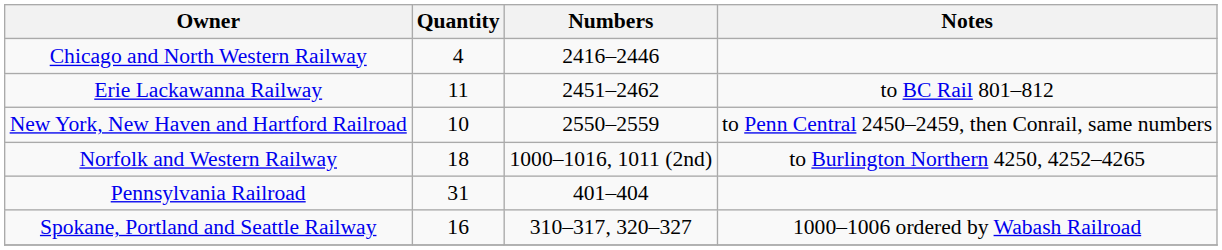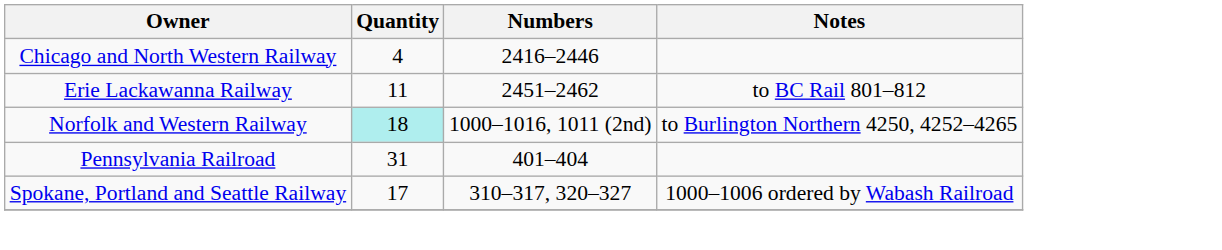- row: (208, 124)
(458, 158) no background -> (398, 124) paleturquoise background
(458, 227) 16 -> (398, 192) 17
